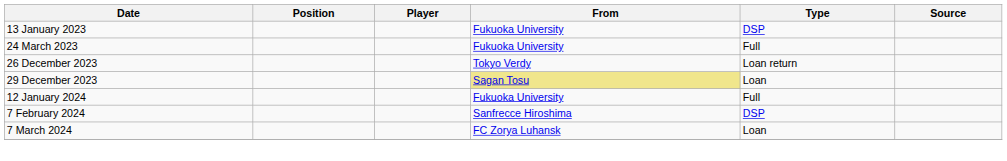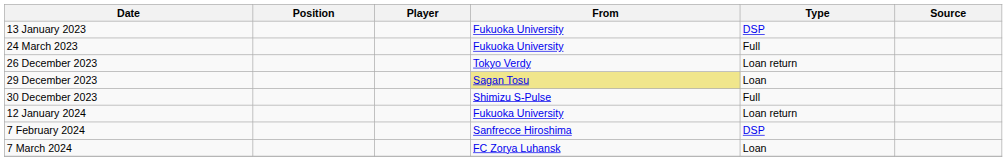+ row: (52, 97)
(751, 97) Full -> (770, 114) Loan return
